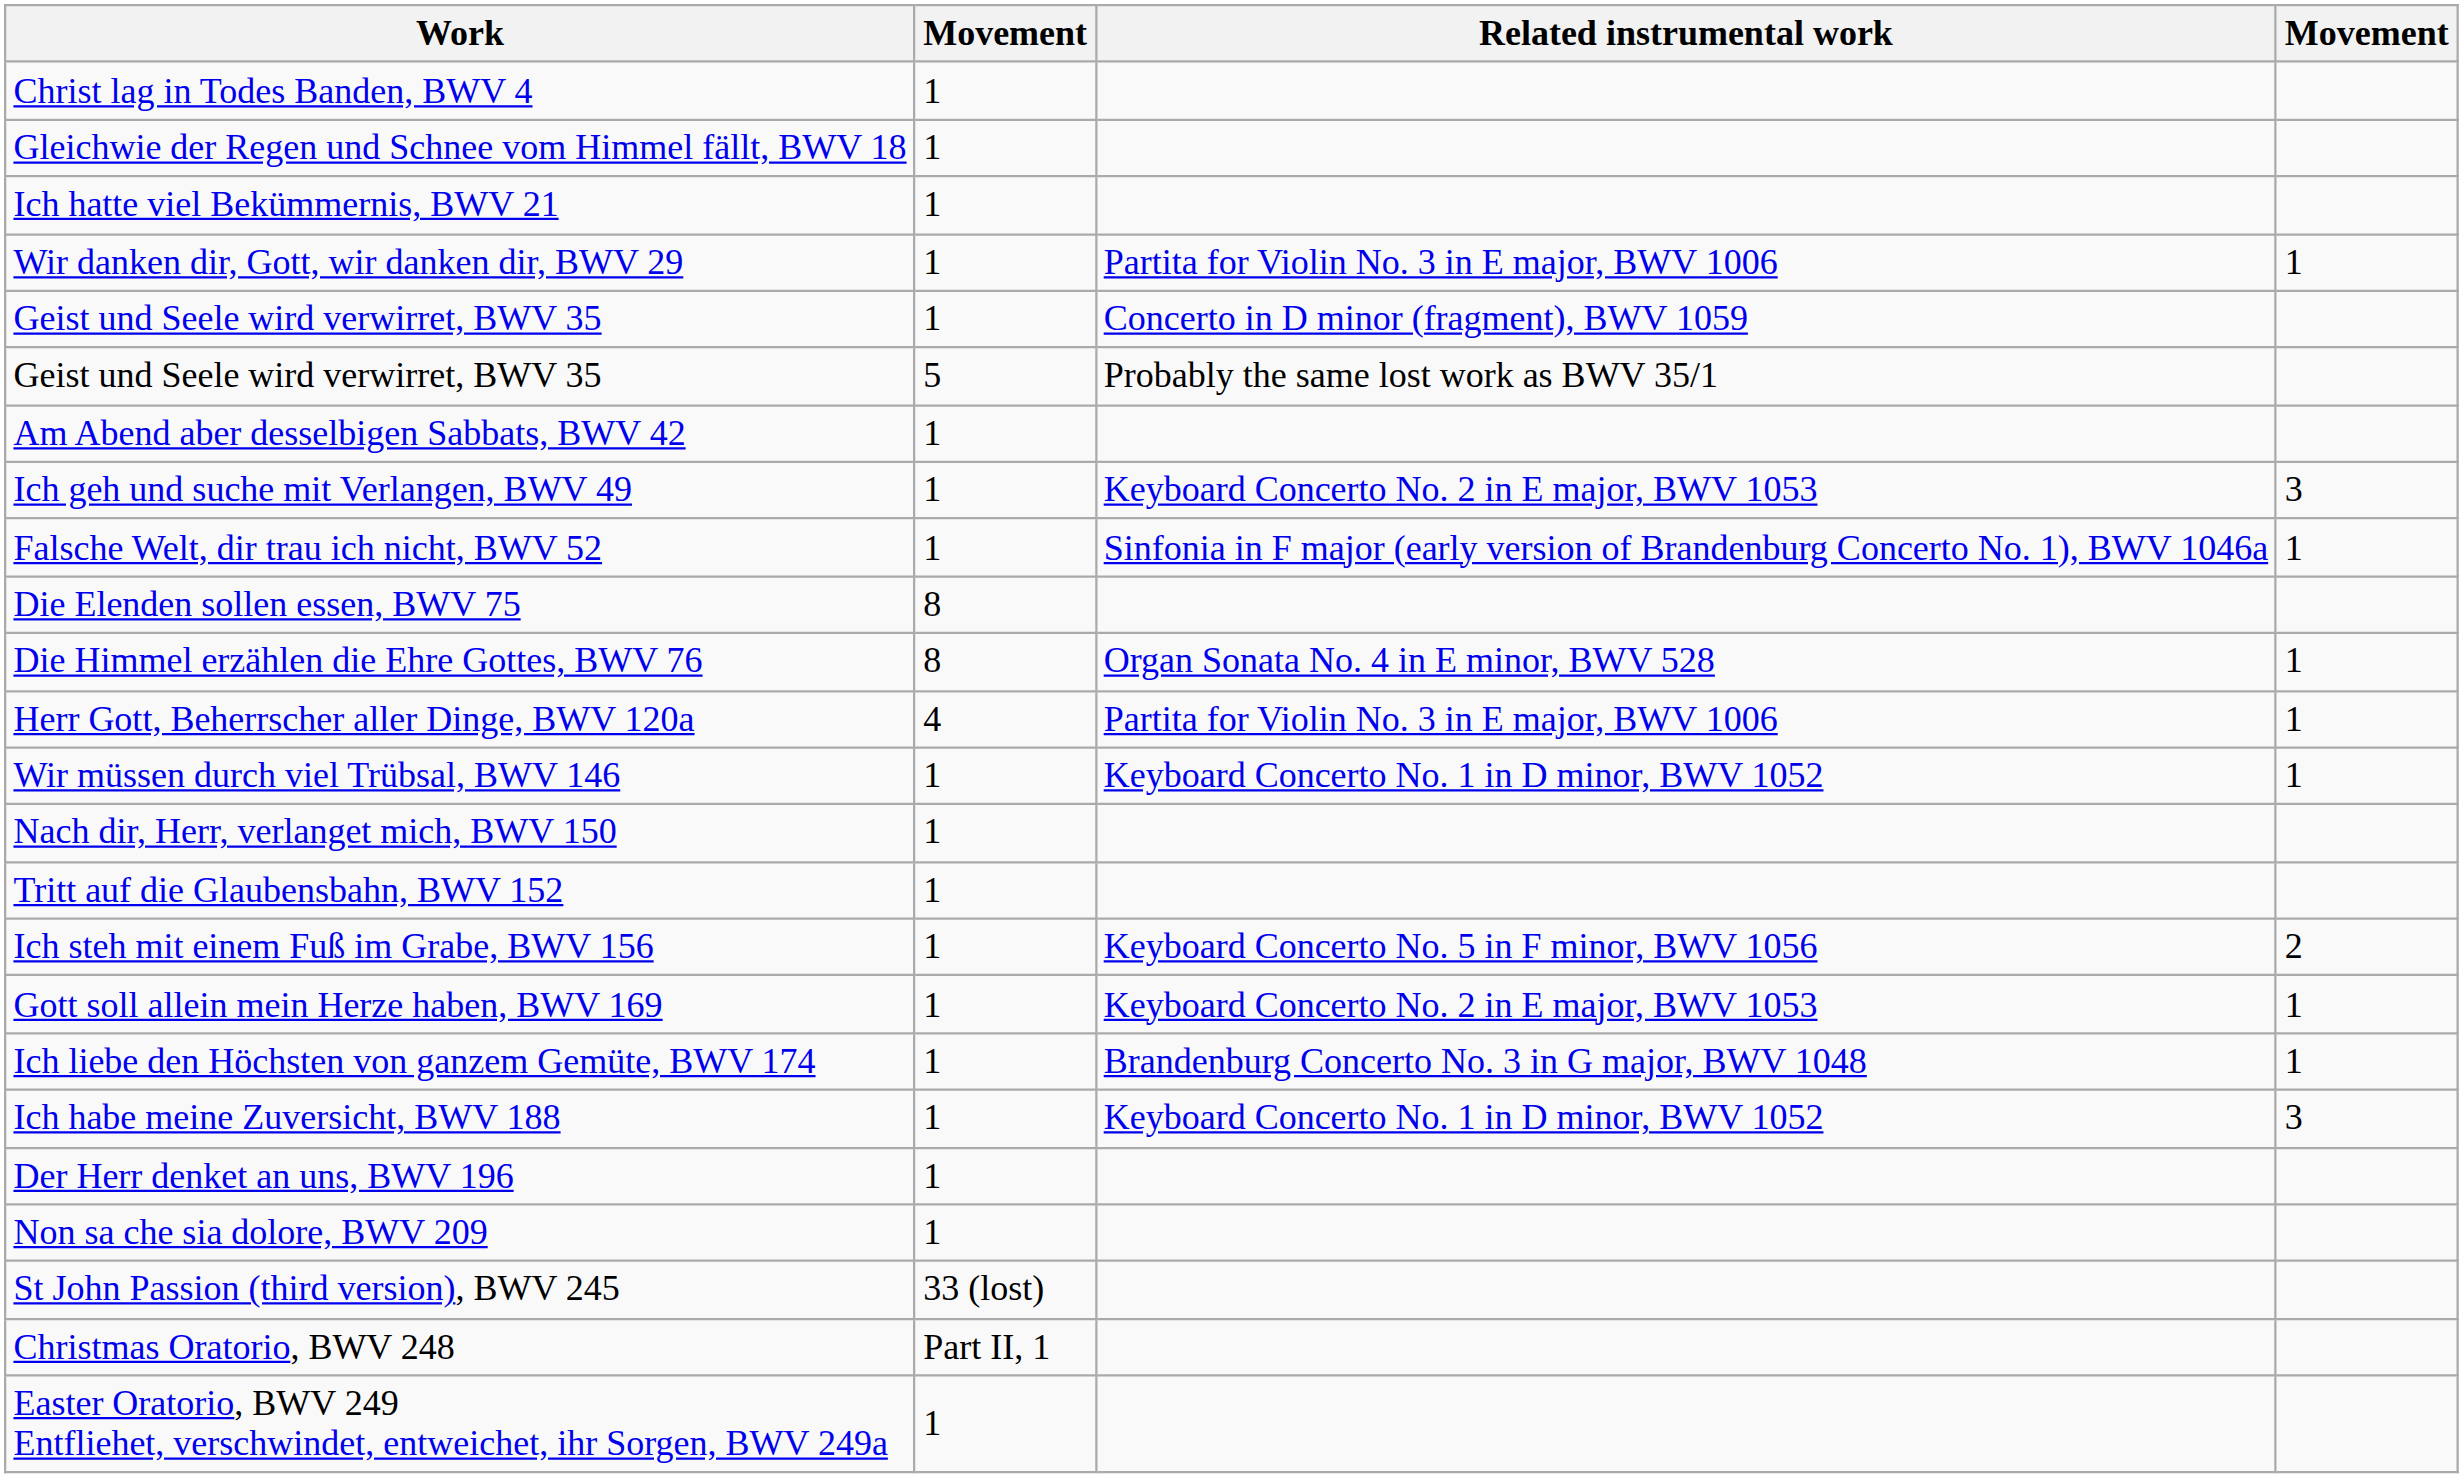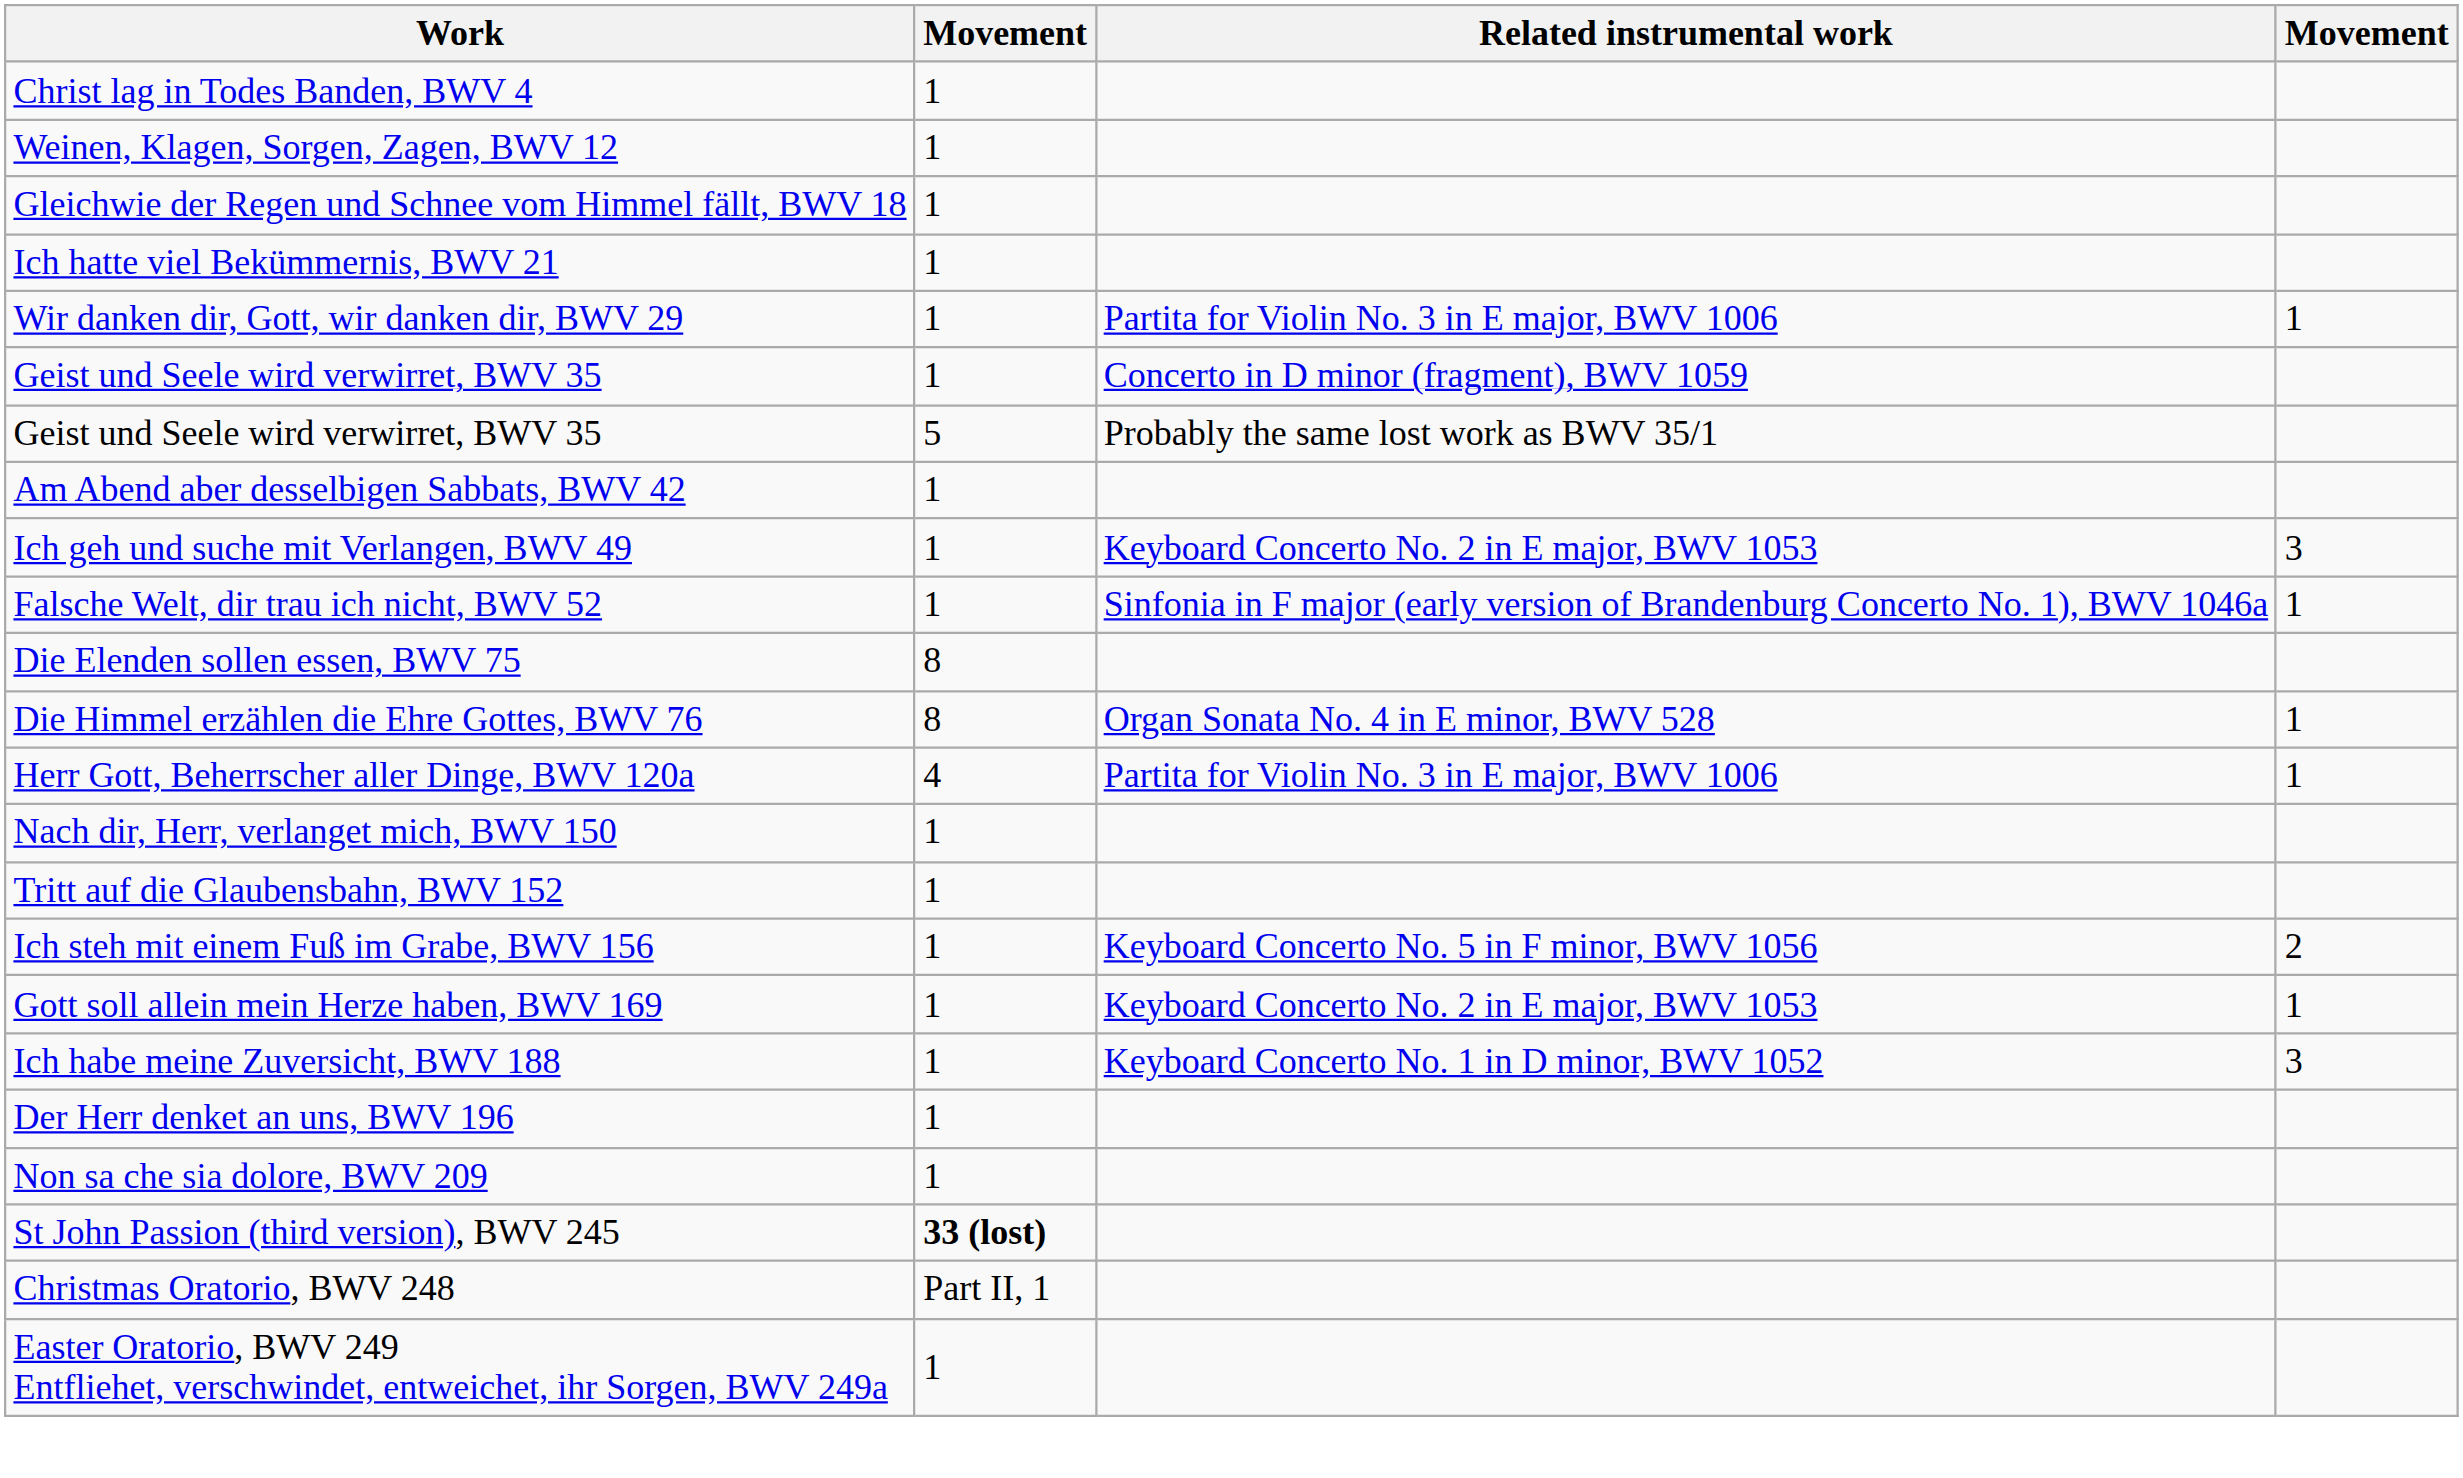+ row: (316, 147)
- row: (317, 775)
- row: (414, 1060)
(984, 1289) normal -> (985, 1232) bold
